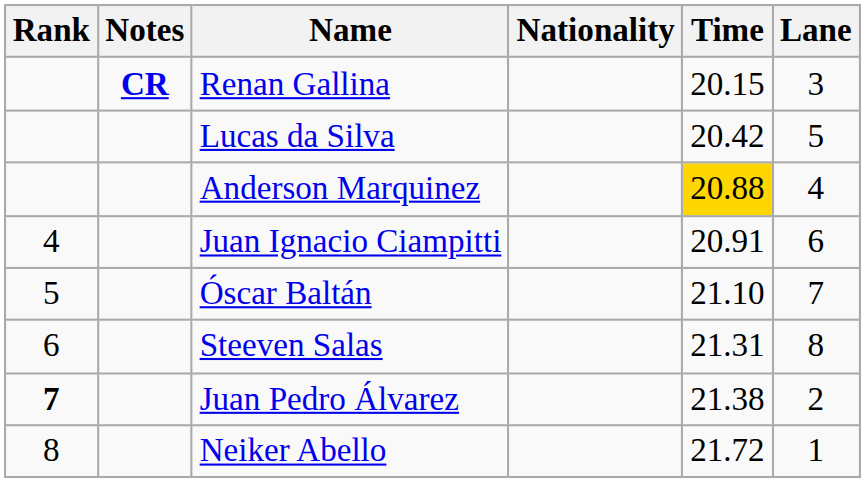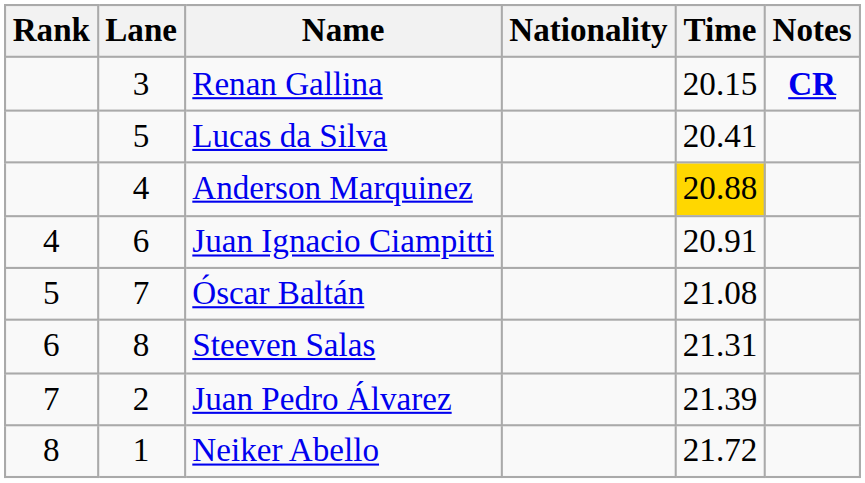columns swapped: (816, 30) <-> (145, 30)
(727, 135) 20.42 -> (720, 135) 20.41
(727, 293) 21.10 -> (720, 293) 21.08
(51, 398) bold -> (51, 398) normal
(727, 398) 21.38 -> (720, 398) 21.39
